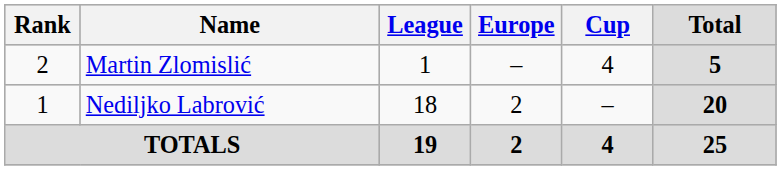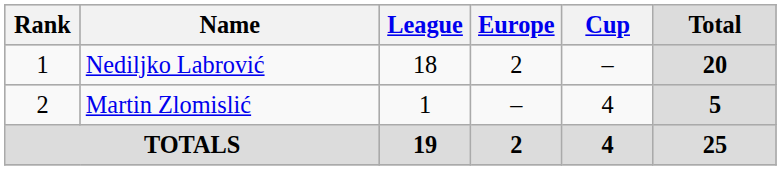rows swapped: (175, 104) <-> (168, 64)
